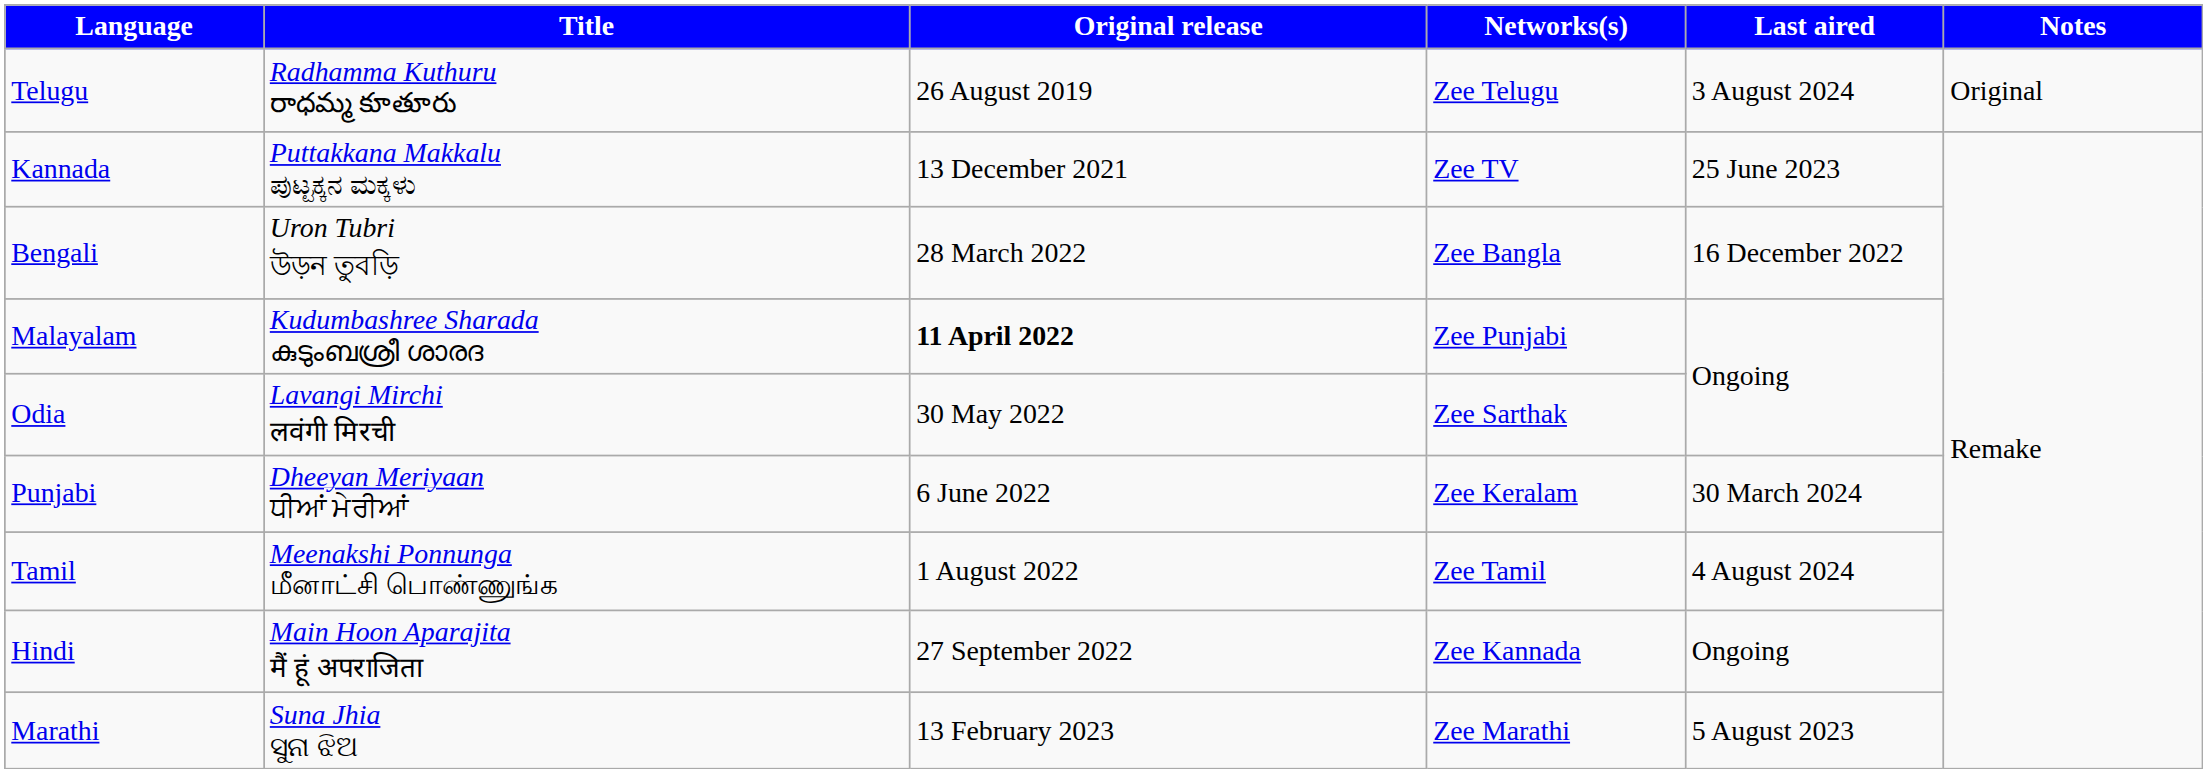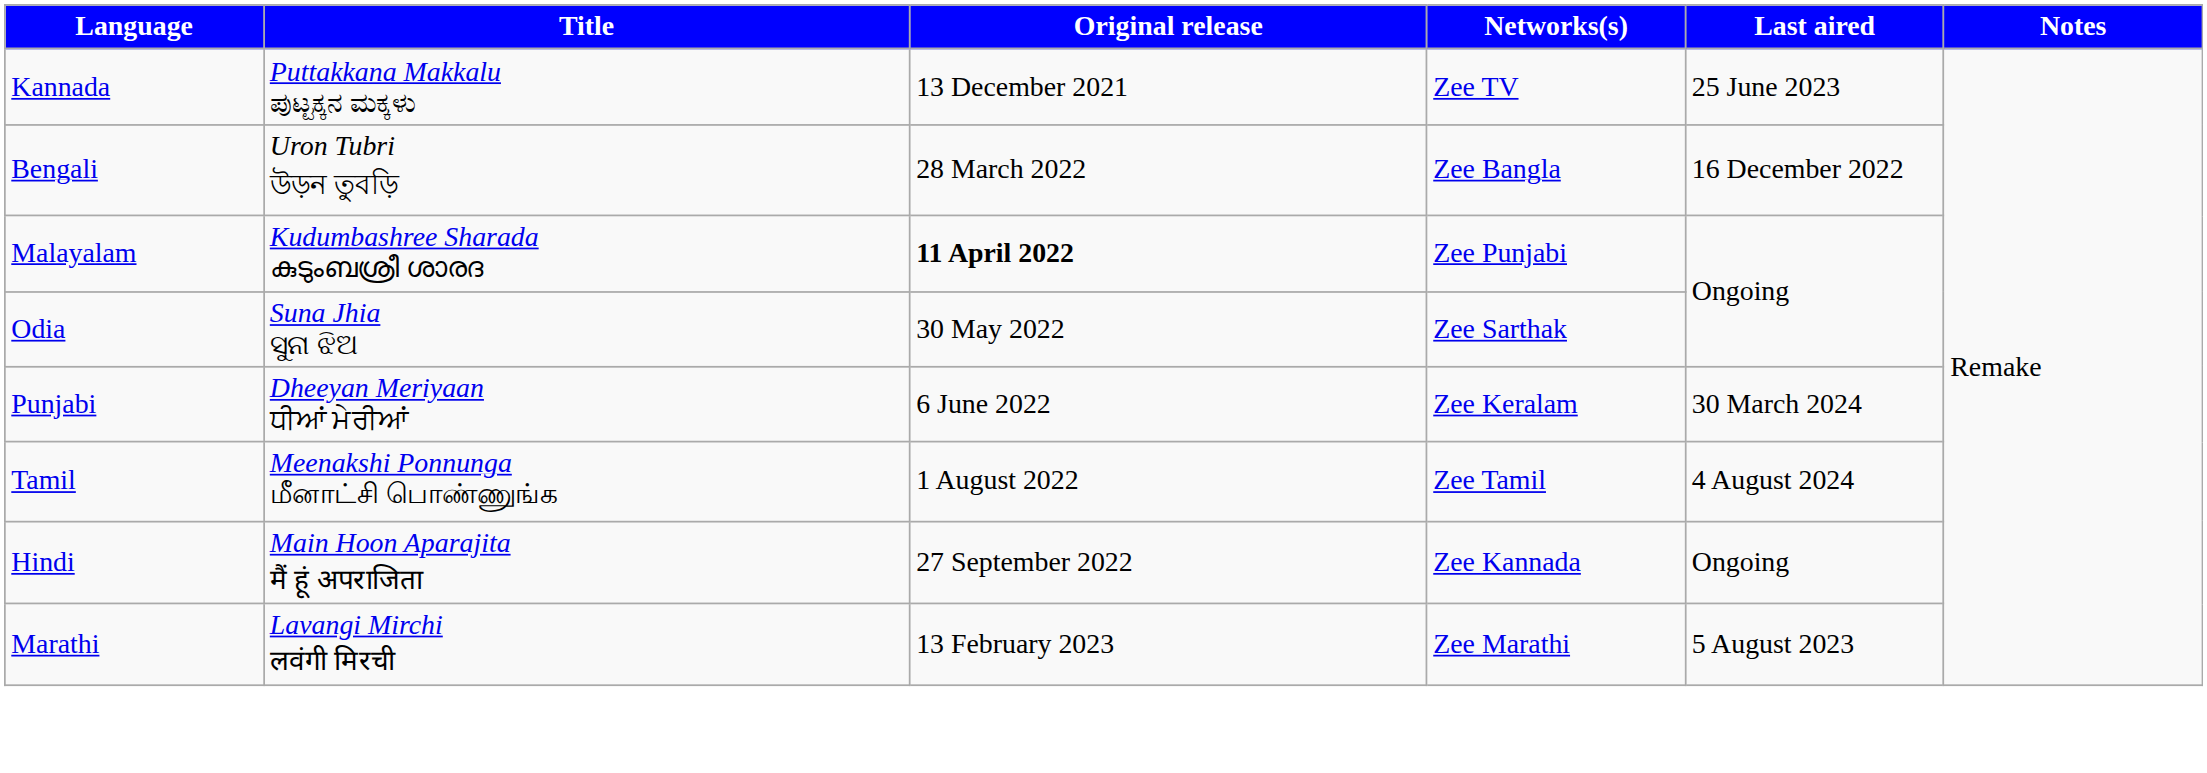- row: (50, 89)
(356, 413) Lavangi Mirchi लवंगी मिरची -> (325, 328) Suna Jhia ସୁନା ଝିଅ
(325, 730) Suna Jhia ସୁନା ଝିଅ -> (356, 643) Lavangi Mirchi लवंगी मिरची
